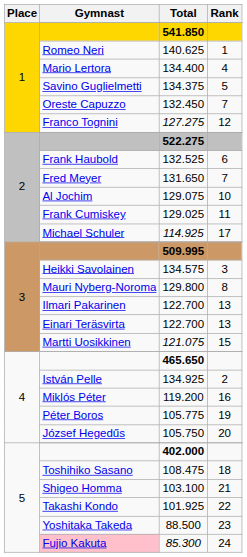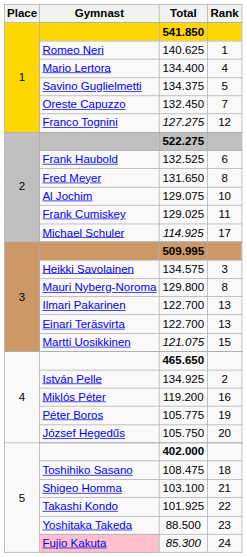(225, 178) 7 -> (225, 178) 8
